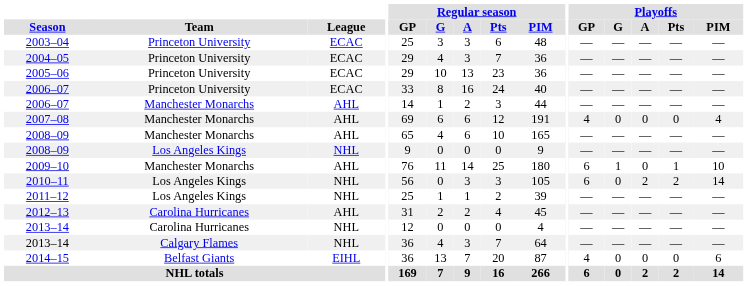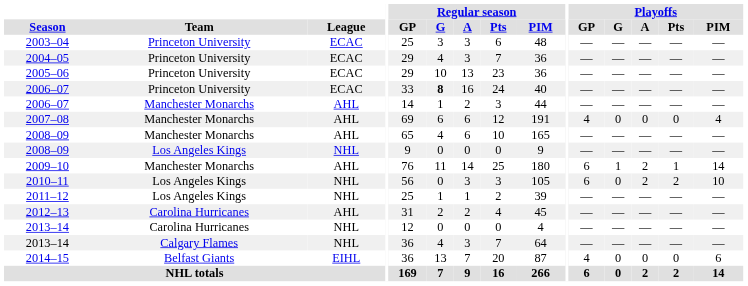(440, 88) normal -> (440, 88) bold
(645, 165) 0 -> (645, 165) 2
(718, 165) 10 -> (718, 165) 14
(718, 181) 14 -> (718, 181) 10
